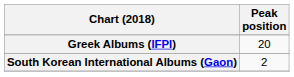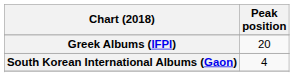(264, 62) 2 -> (264, 62) 4
